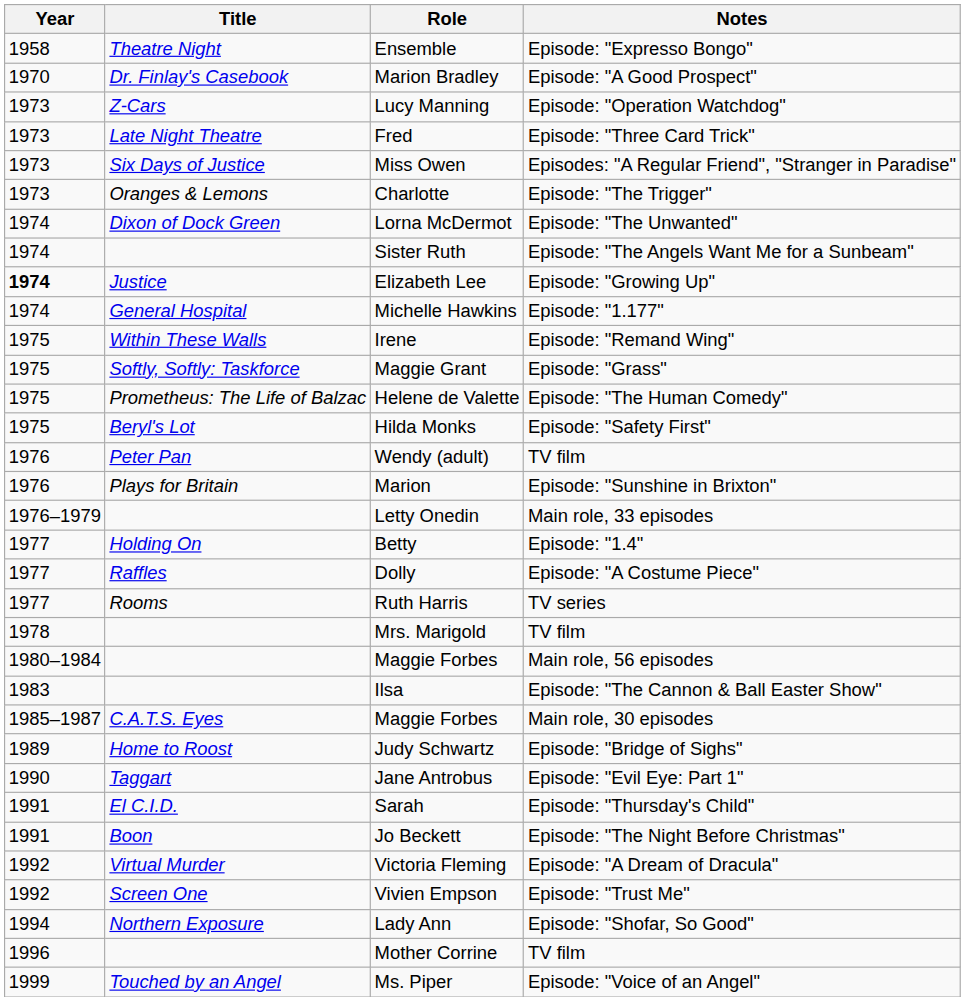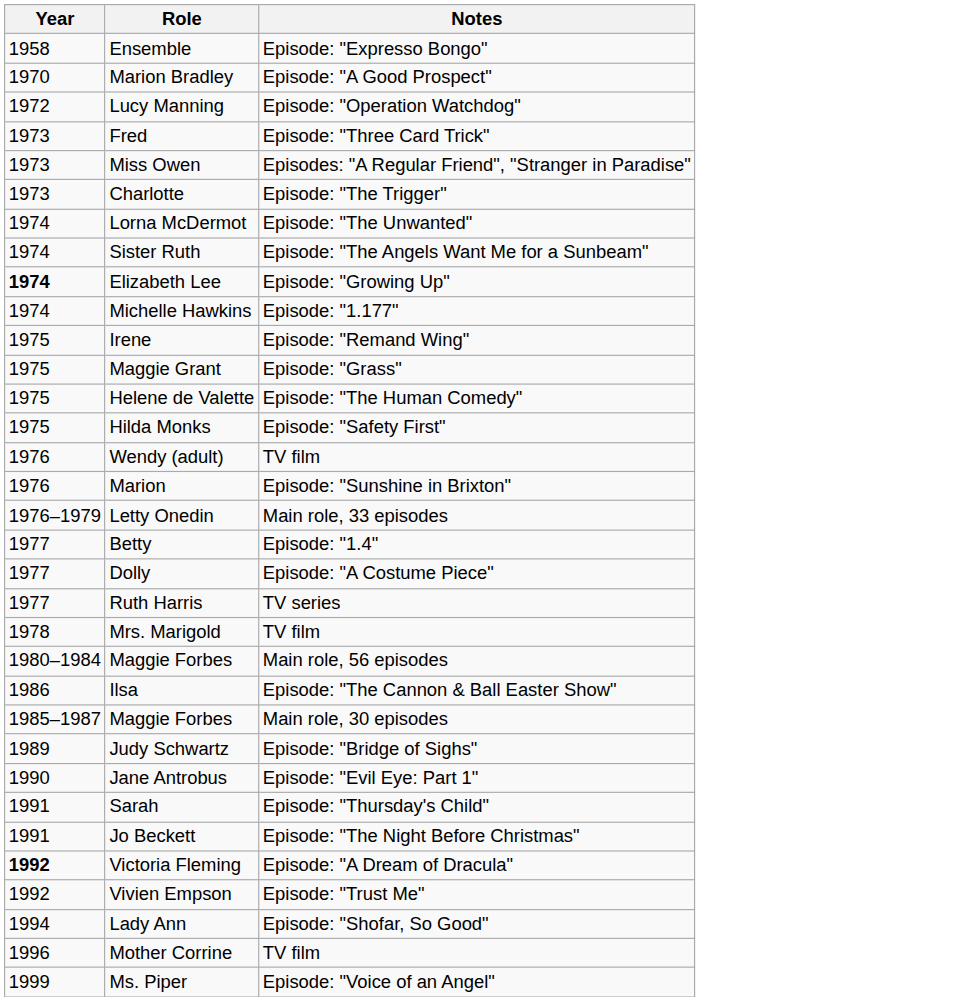- column: (238, 19)
(29, 106) 1973 -> (29, 106) 1972
(29, 690) 1983 -> (29, 690) 1986
(29, 865) normal -> (29, 865) bold
